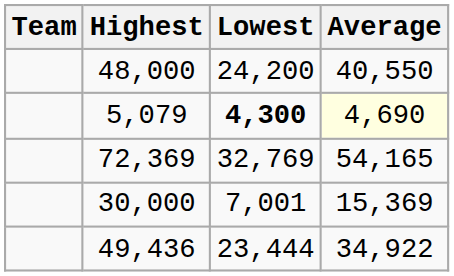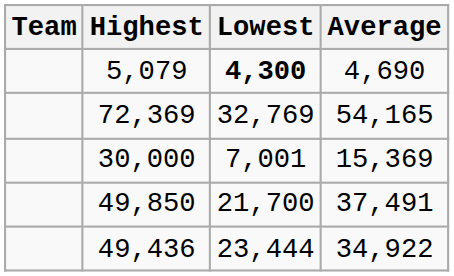- row: (147, 71)
(385, 116) lightyellow background -> (385, 71) no background
+ row: (147, 204)
